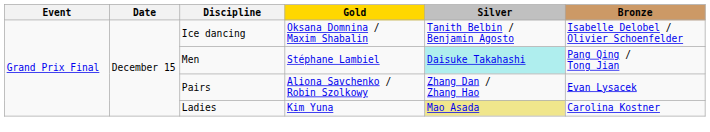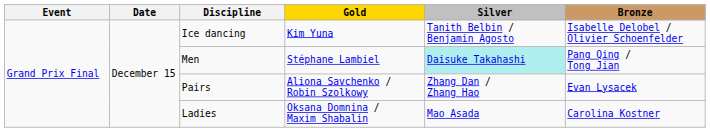(333, 33) Oksana Domnina / Maxim Shabalin -> (310, 33) Kim Yuna
(310, 108) Kim Yuna -> (333, 114) Oksana Domnina / Maxim Shabalin
(453, 108) khaki background -> (453, 114) no background
